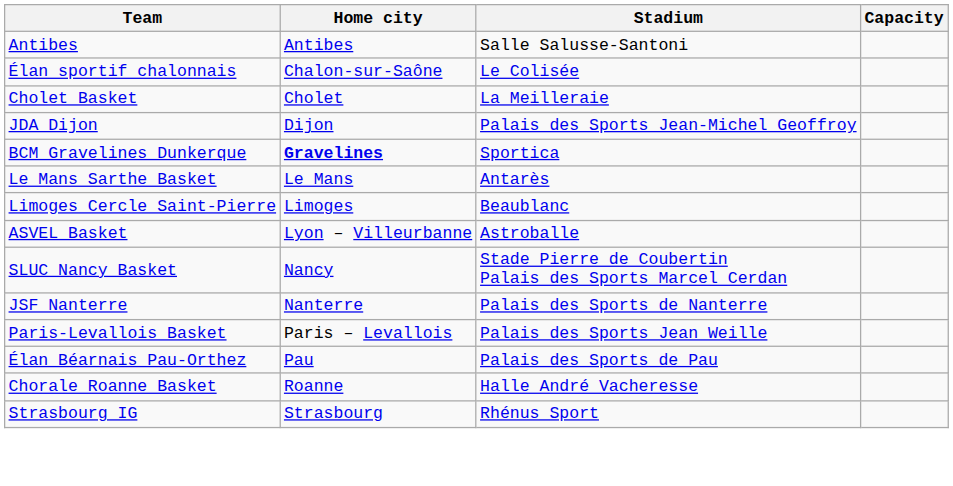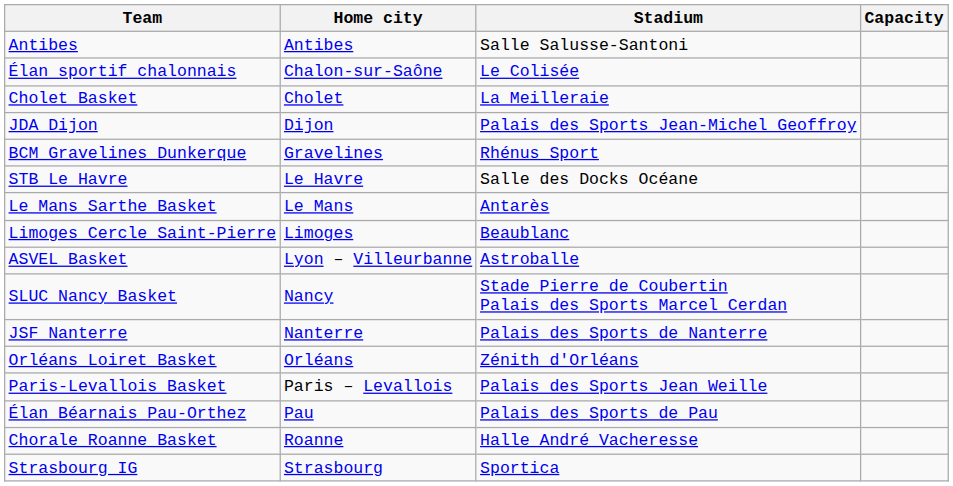(333, 153) bold -> (333, 153) normal
(520, 153) Sportica -> (540, 153) Rhénus Sport
+ row: (68, 180)
+ row: (113, 360)
(540, 414) Rhénus Sport -> (520, 468) Sportica
